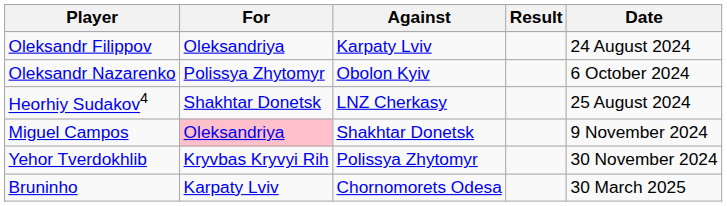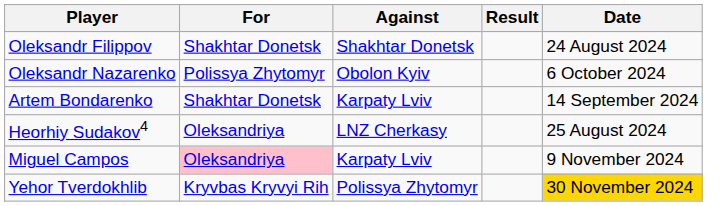(234, 45) Oleksandriya -> (252, 45) Shakhtar Donetsk
(384, 45) Karpaty Lviv -> (405, 45) Shakhtar Donetsk
+ row: (81, 100)
(252, 102) Shakhtar Donetsk -> (234, 130) Oleksandriya
(405, 132) Shakhtar Donetsk -> (384, 159) Karpaty Lviv
(644, 159) no background -> (620, 187) gold background
- row: (43, 187)
